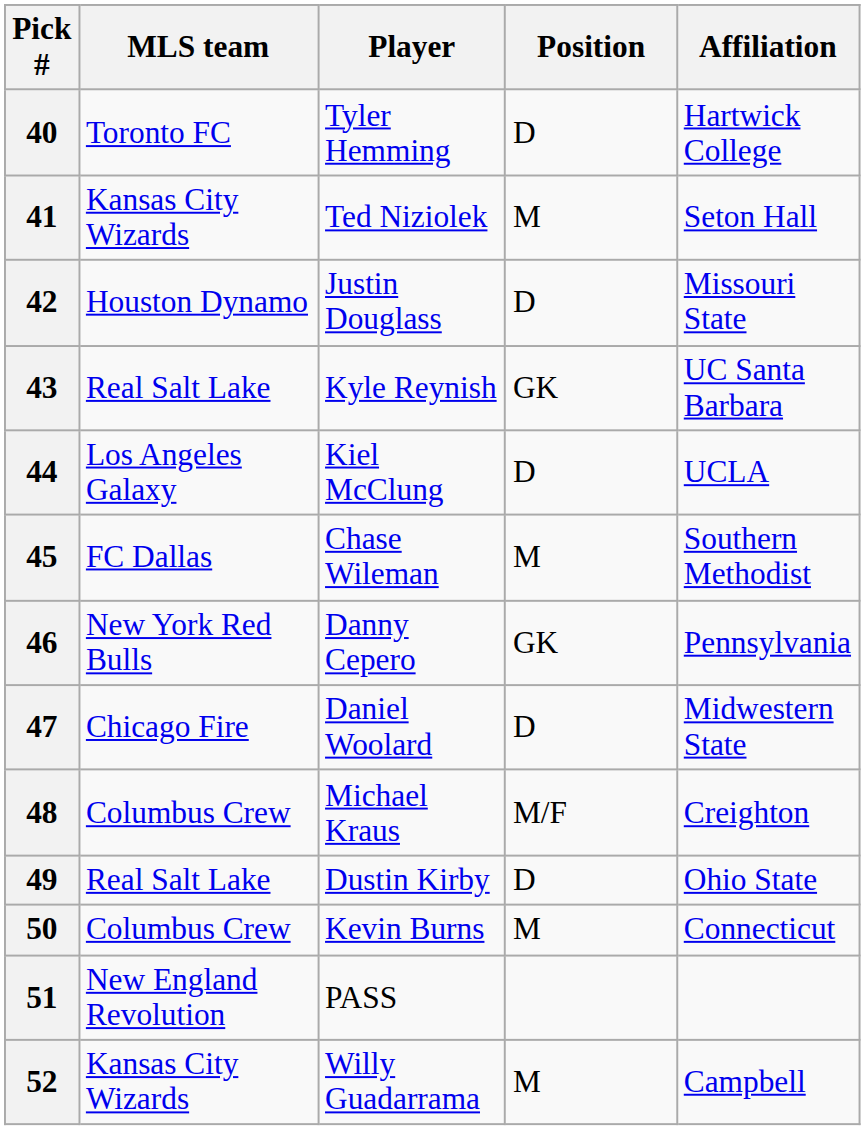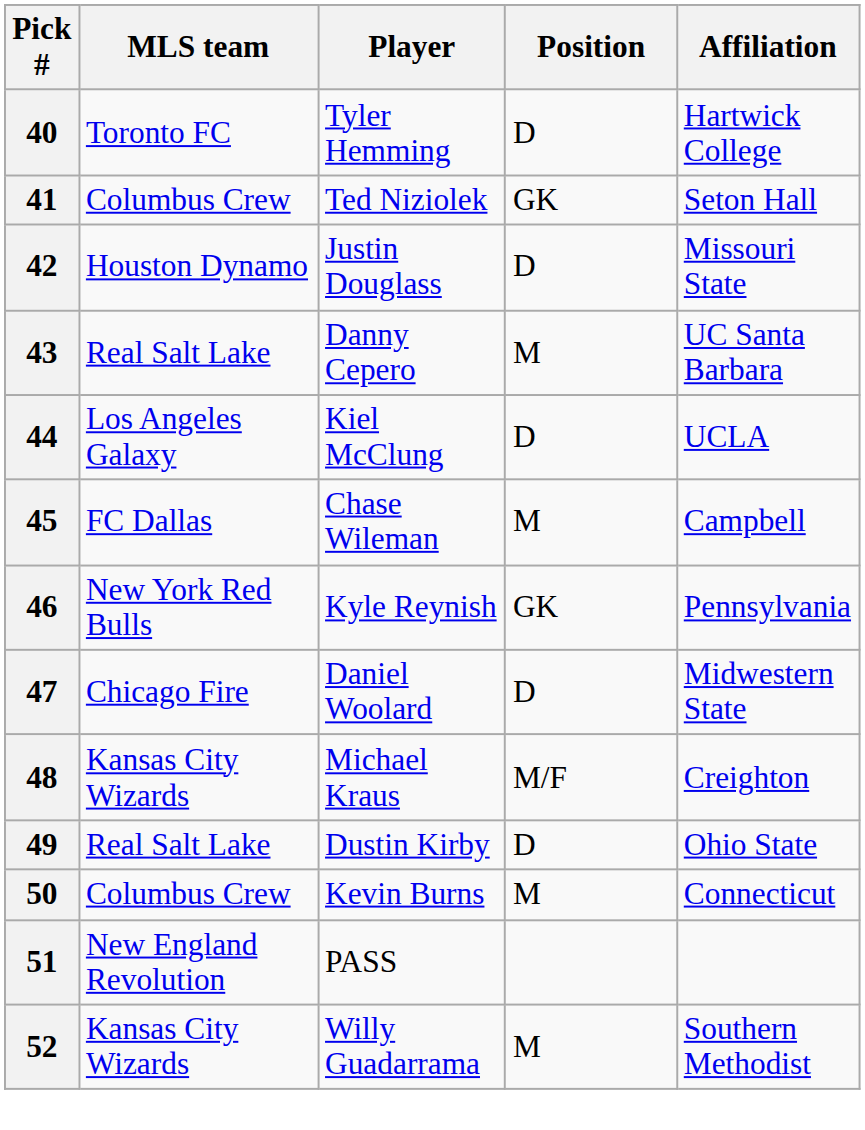(162, 217) Kansas City Wizards -> (188, 199) Columbus Crew
(527, 217) M -> (536, 199) GK
(411, 387) Kyle Reynish -> (370, 351) Danny Cepero
(536, 387) GK -> (527, 351) M
(747, 557) Southern Methodist -> (745, 521) Campbell
(370, 642) Danny Cepero -> (411, 606) Kyle Reynish
(188, 812) Columbus Crew -> (162, 776) Kansas City Wizards
(745, 1081) Campbell -> (747, 1046) Southern Methodist
